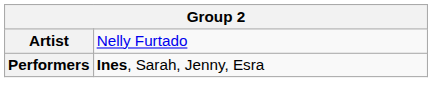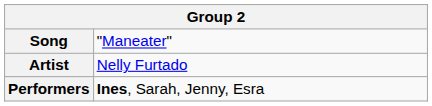+ row: (49, 41)
